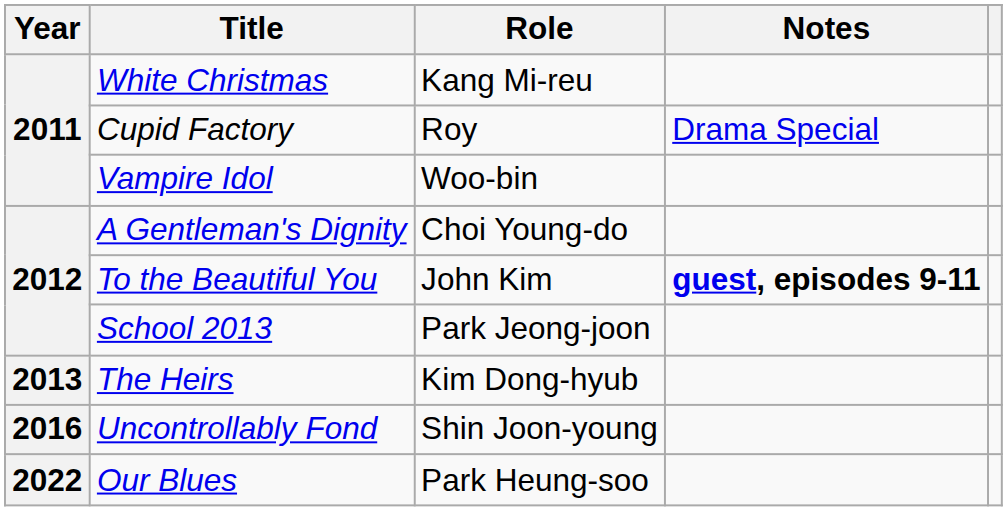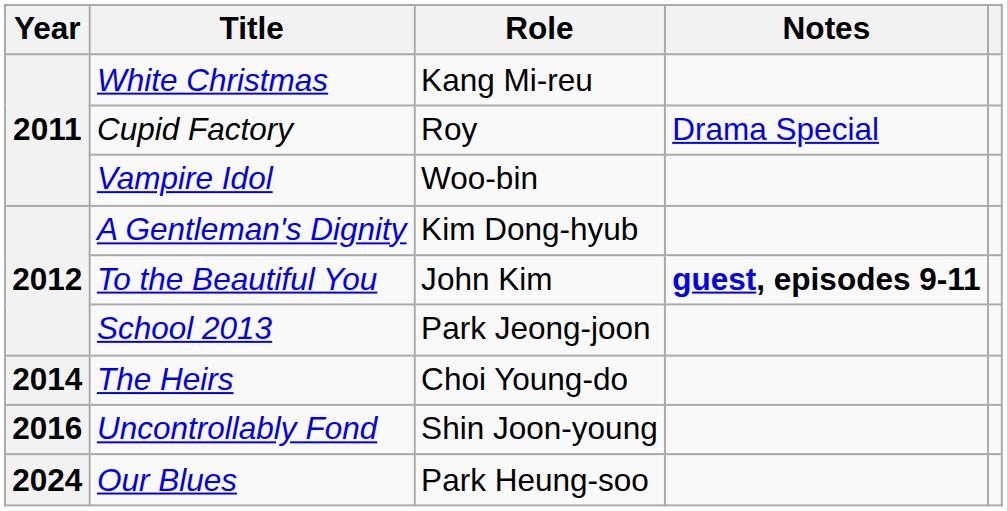(525, 229) Choi Young-do -> (530, 229) Kim Dong-hyub
(47, 379) 2013 -> (47, 379) 2014
(530, 379) Kim Dong-hyub -> (525, 379) Choi Young-do
(47, 479) 2022 -> (47, 479) 2024
